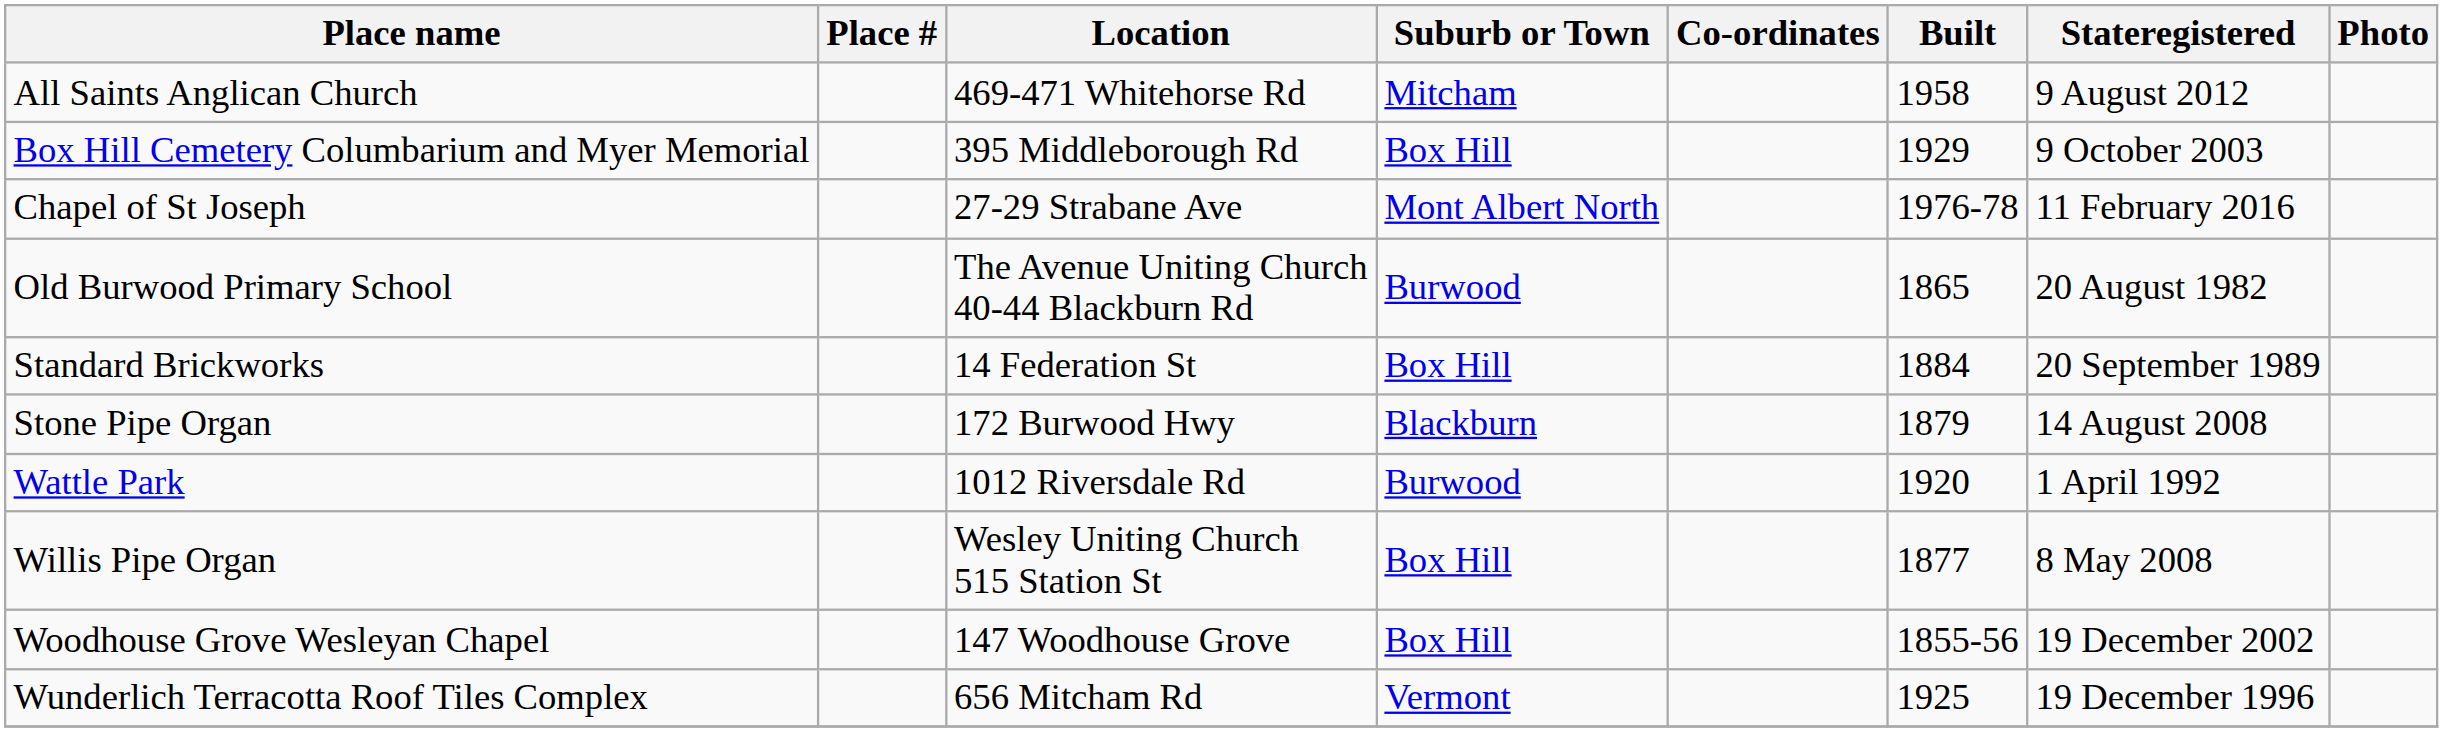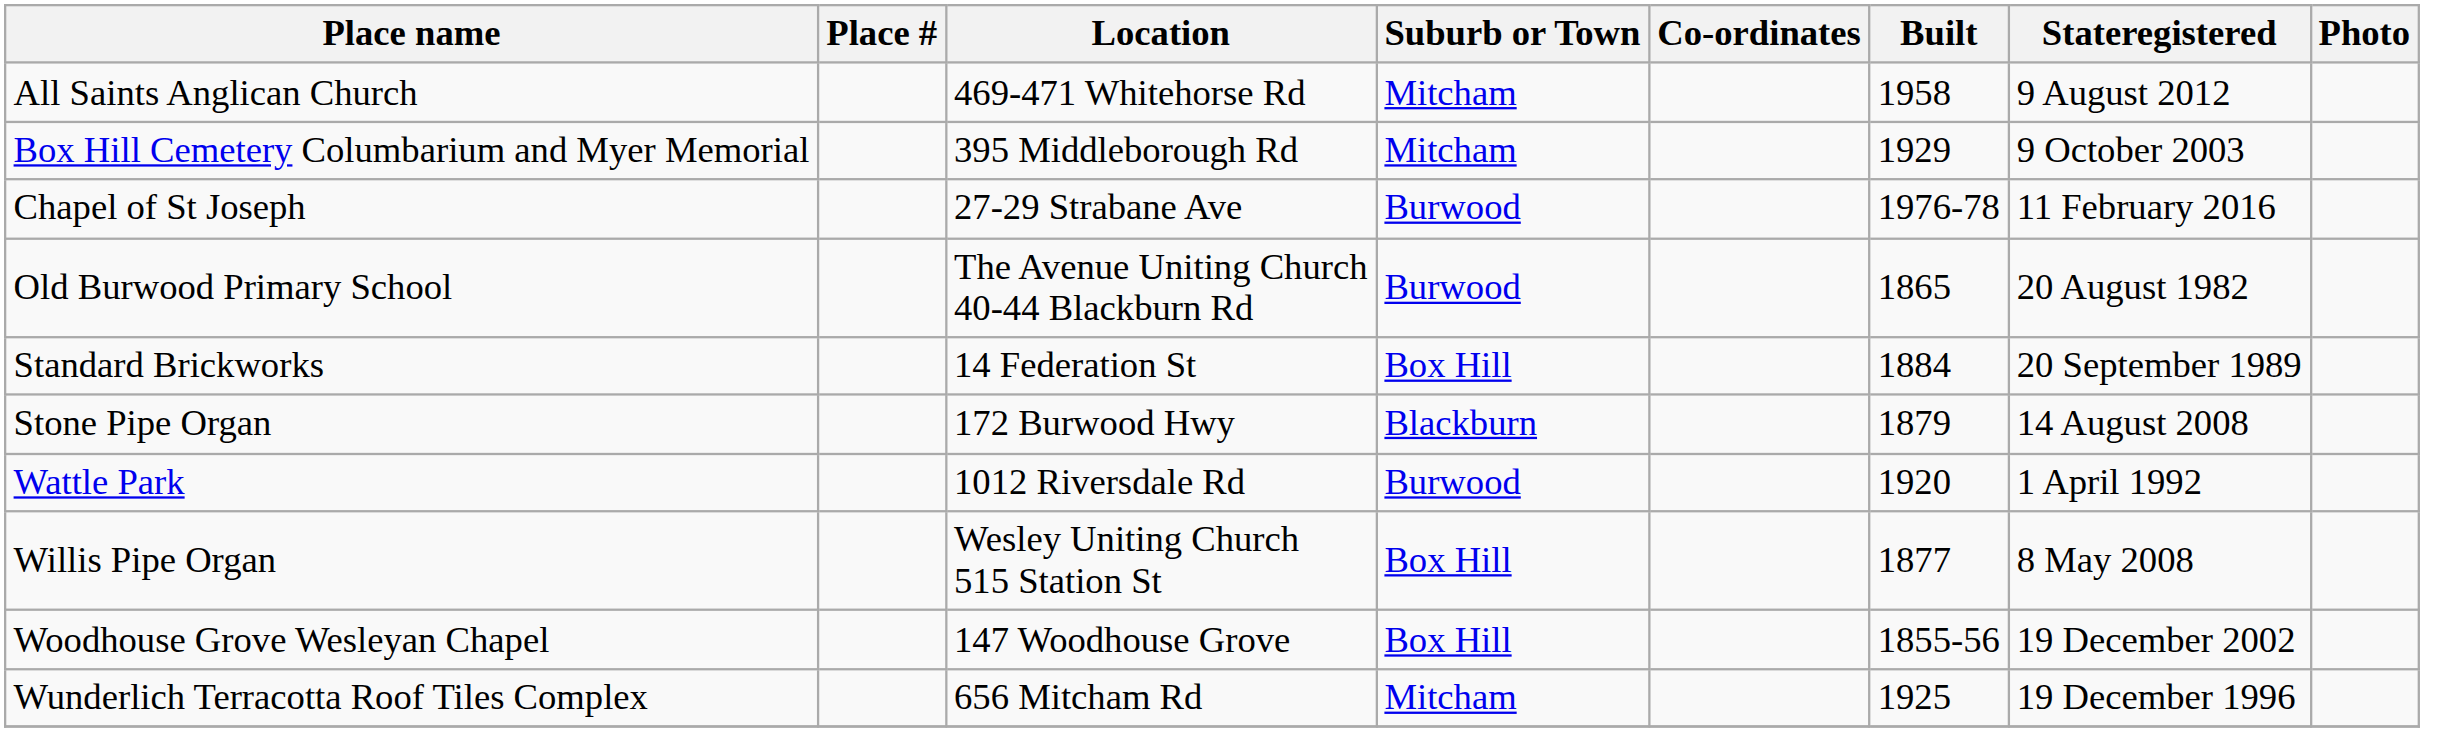(1448, 149) Box Hill -> (1451, 149) Mitcham
(1522, 207) Mont Albert North -> (1453, 207) Burwood
(1448, 697) Vermont -> (1451, 697) Mitcham
